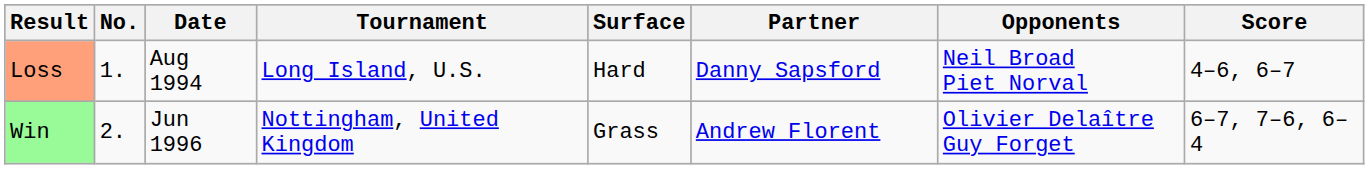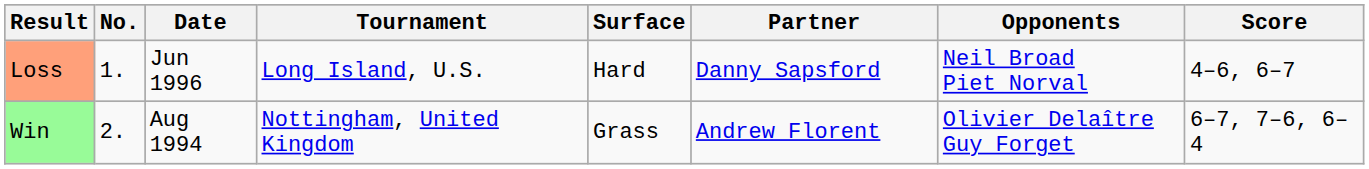(176, 71) Aug 1994 -> (176, 71) Jun 1996
(176, 132) Jun 1996 -> (176, 132) Aug 1994
